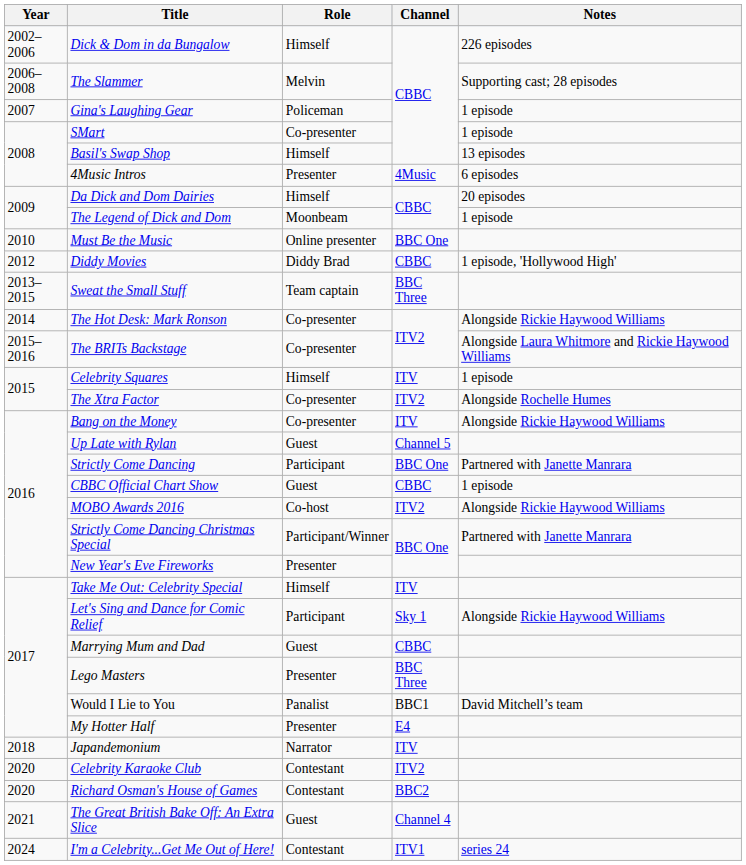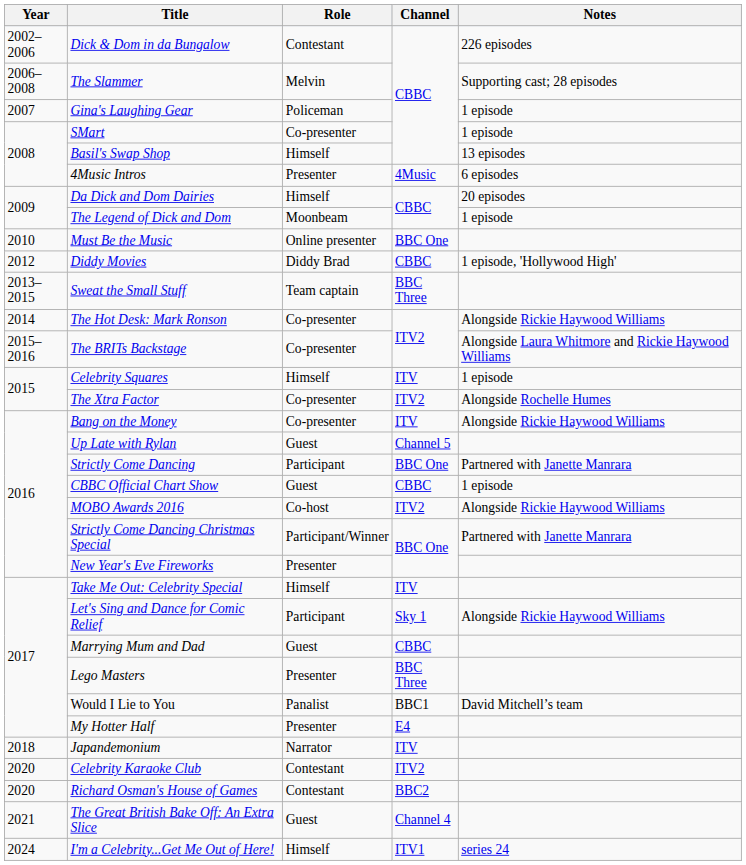(308, 44) Himself -> (315, 44) Contestant
(315, 849) Contestant -> (308, 849) Himself
